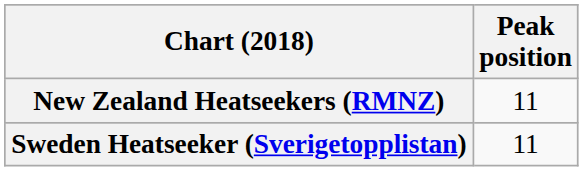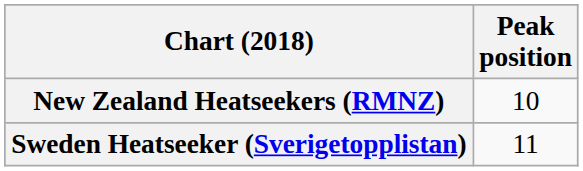(526, 100) 11 -> (526, 100) 10
